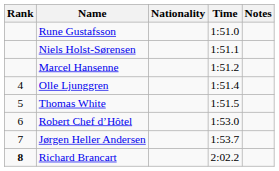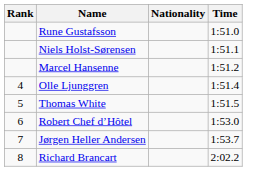- column: (258, 13)
(20, 157) bold -> (20, 157) normal
